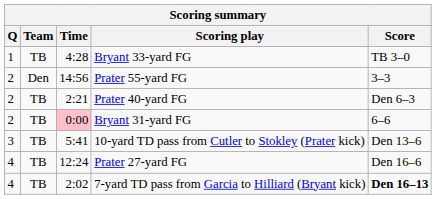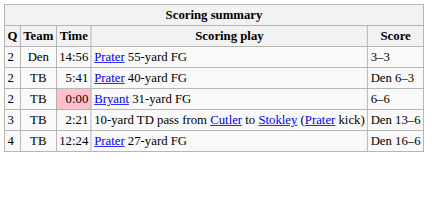- row: (143, 57)
(77, 99) 2:21 -> (77, 78) 5:41
(77, 141) 5:41 -> (77, 120) 2:21
- row: (230, 183)
